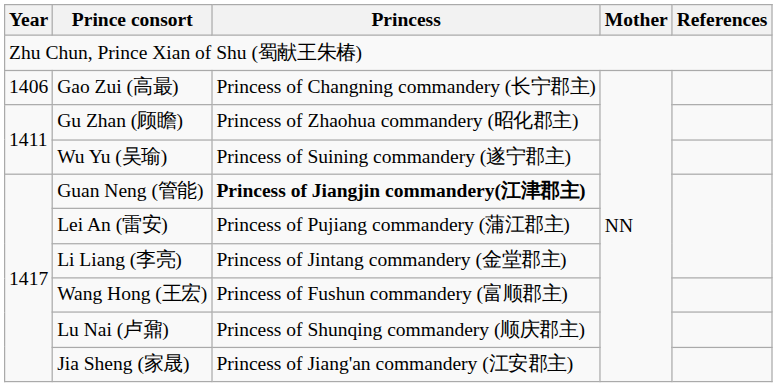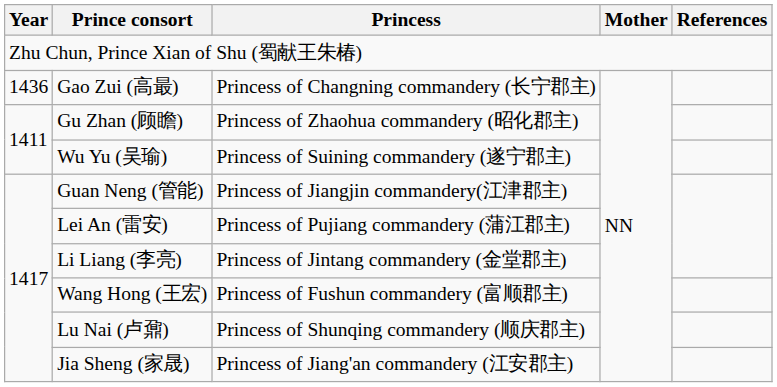(29, 87) 1406 -> (29, 87) 1436
(401, 190) bold -> (392, 190) normal
